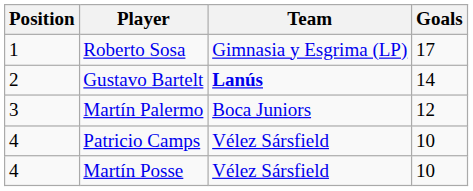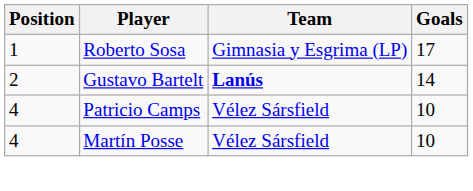- row: (143, 110)
